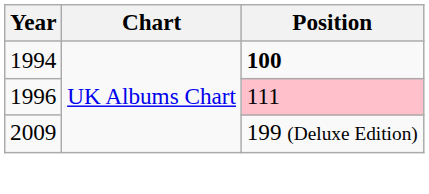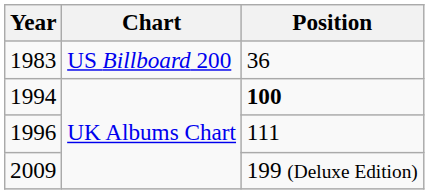+ row: (33, 59)
(263, 96) pink background -> (263, 133) no background
